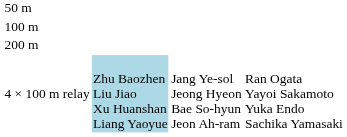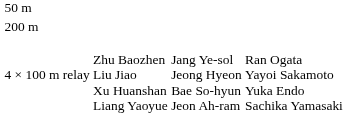- row: (22, 26)
(130, 101) lightblue background -> (130, 82) no background
